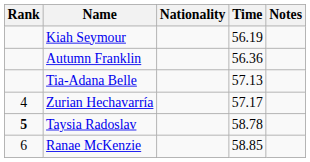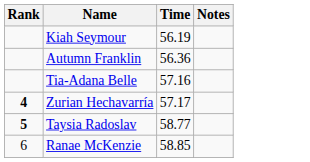- column: (193, 15)
(247, 80) 57.13 -> (175, 80) 57.16
(24, 102) normal -> (24, 102) bold
(247, 124) 58.78 -> (175, 124) 58.77
